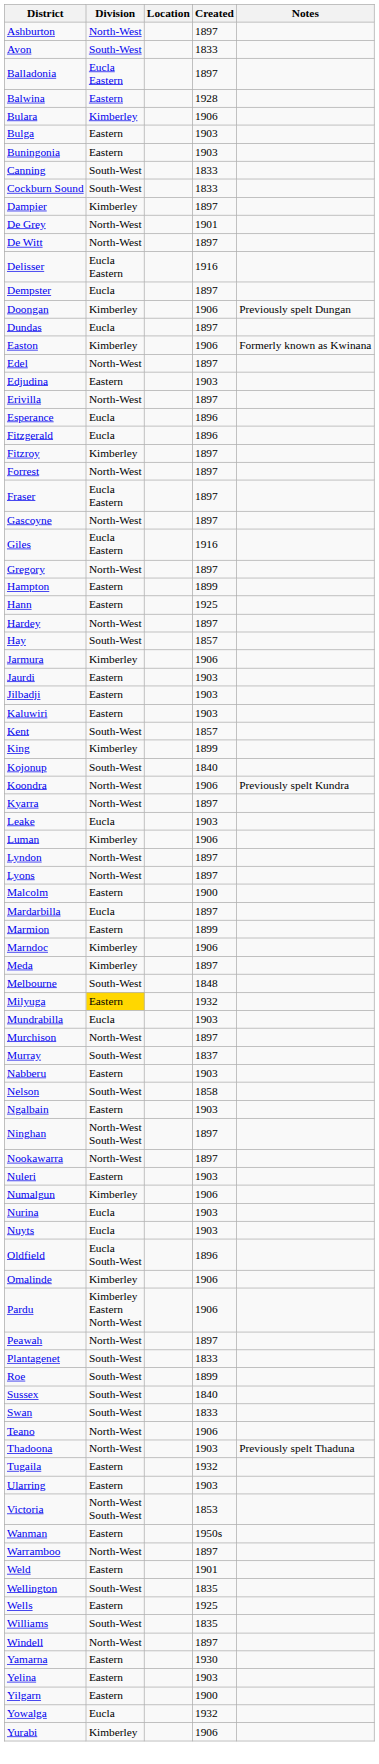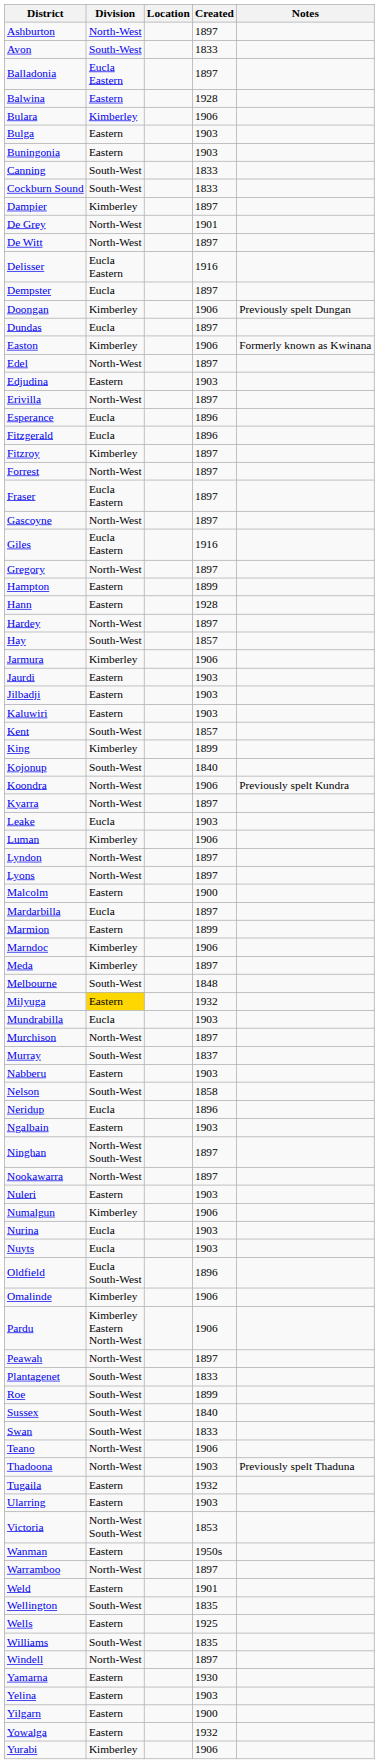(206, 605) 1925 -> (206, 605) 1928
+ row: (26, 1109)
(102, 1713) Eucla -> (106, 1731) Eastern
